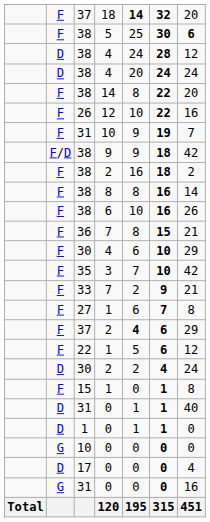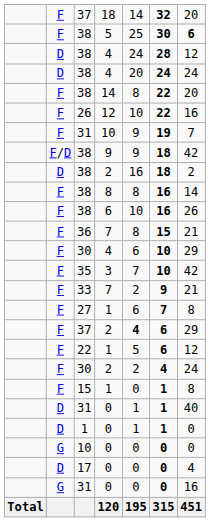(136, 14) bold -> (136, 14) normal
(60, 172) F -> (60, 172) D
(60, 369) D -> (60, 369) F
